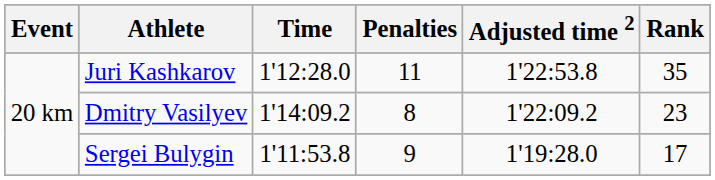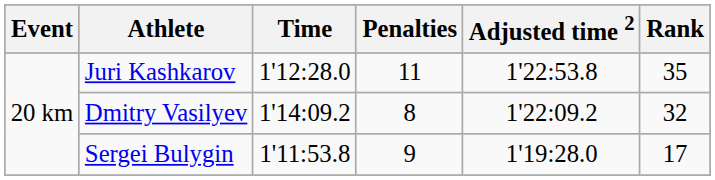(675, 113) 23 -> (675, 113) 32
